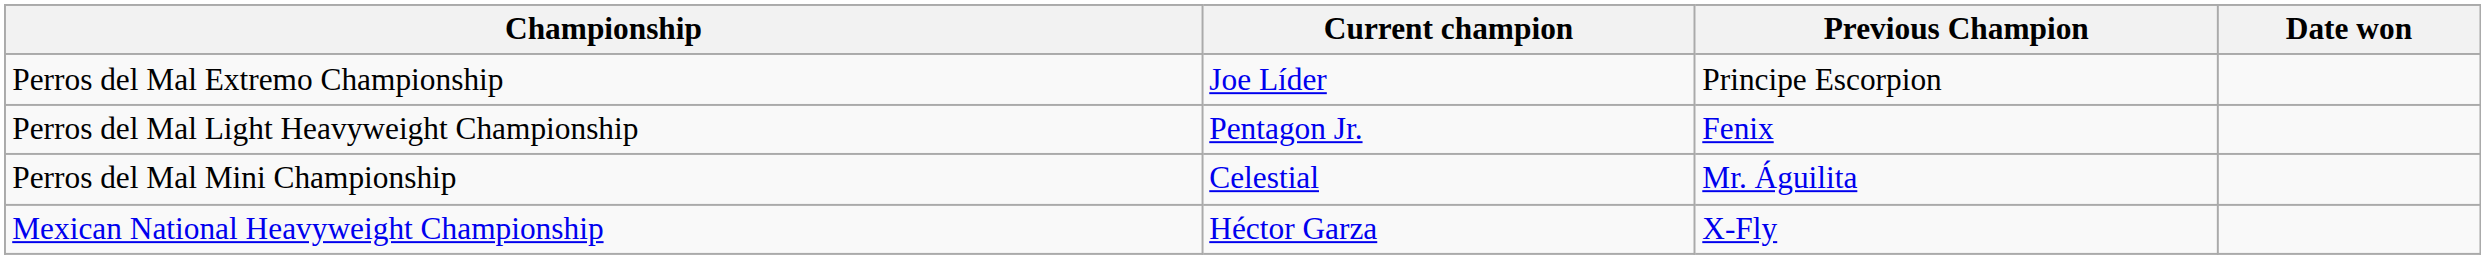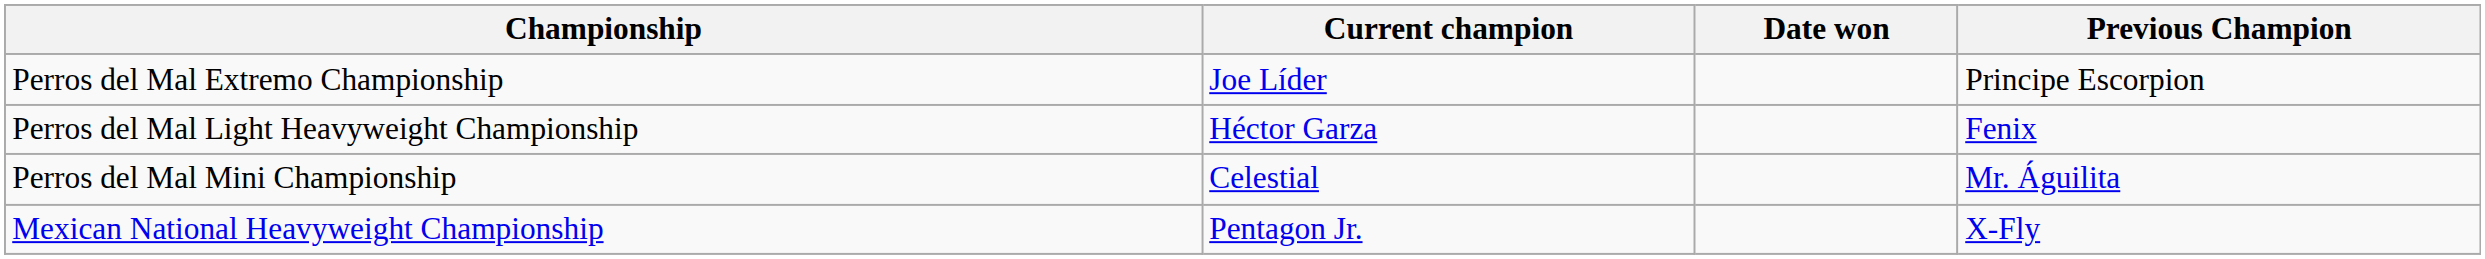columns swapped: (2349, 29) <-> (1956, 29)
(1286, 128) Pentagon Jr. -> (1293, 128) Héctor Garza
(1293, 228) Héctor Garza -> (1286, 228) Pentagon Jr.
